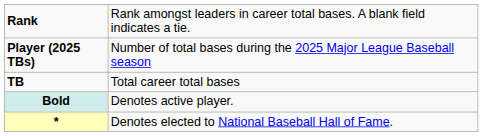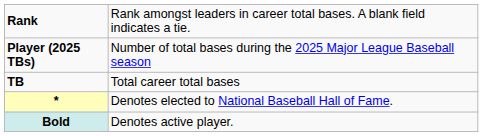rows swapped: (56, 121) <-> (56, 101)
